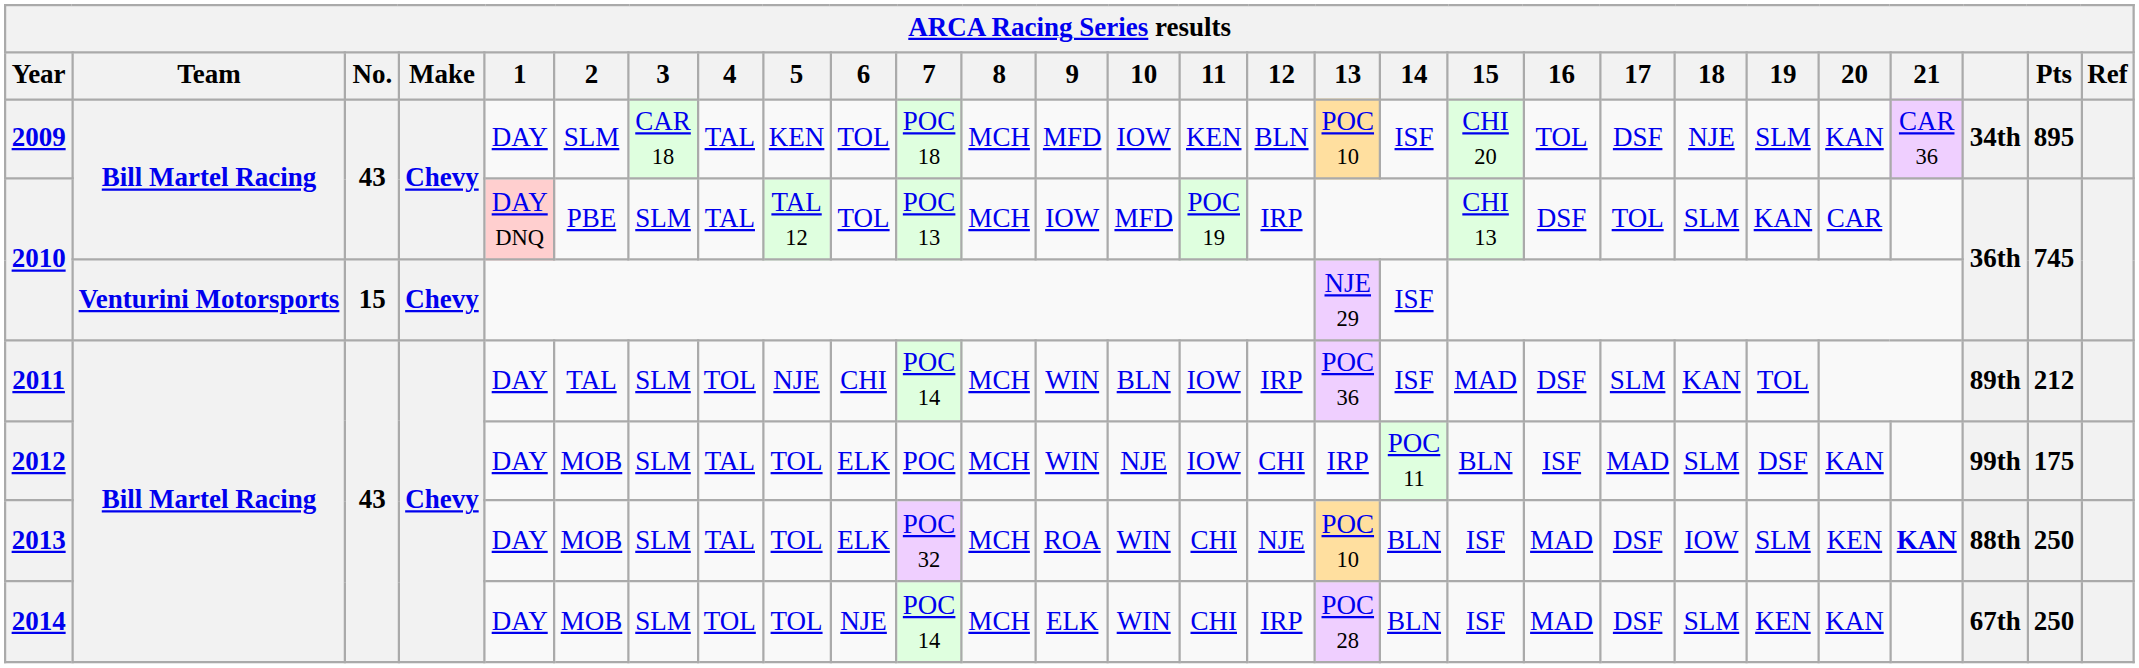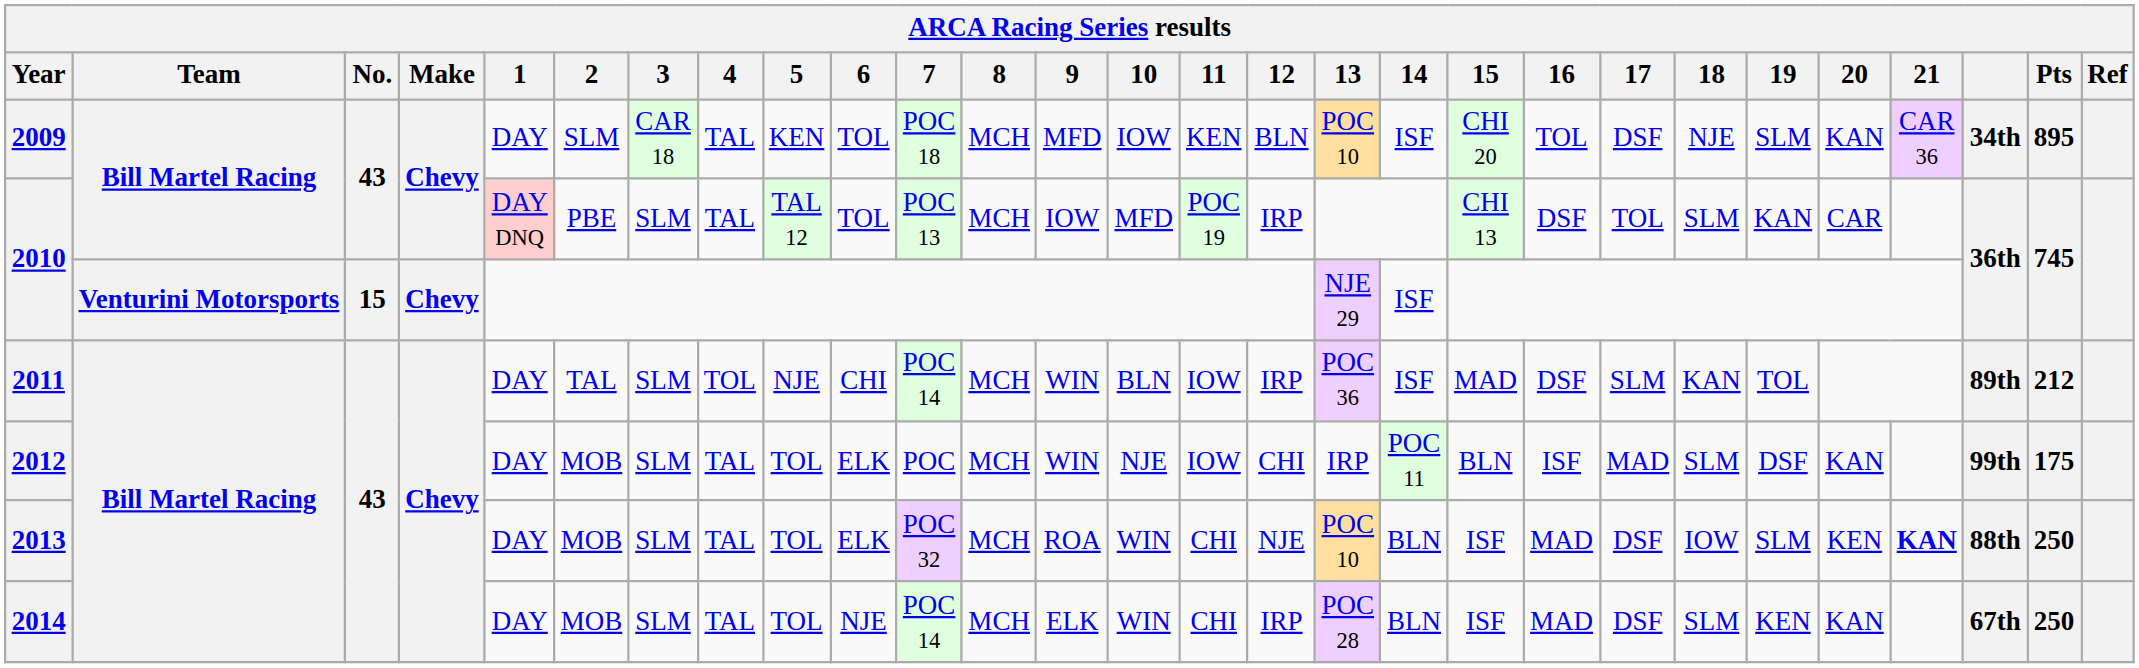(730, 621) TOL -> (730, 621) TAL
